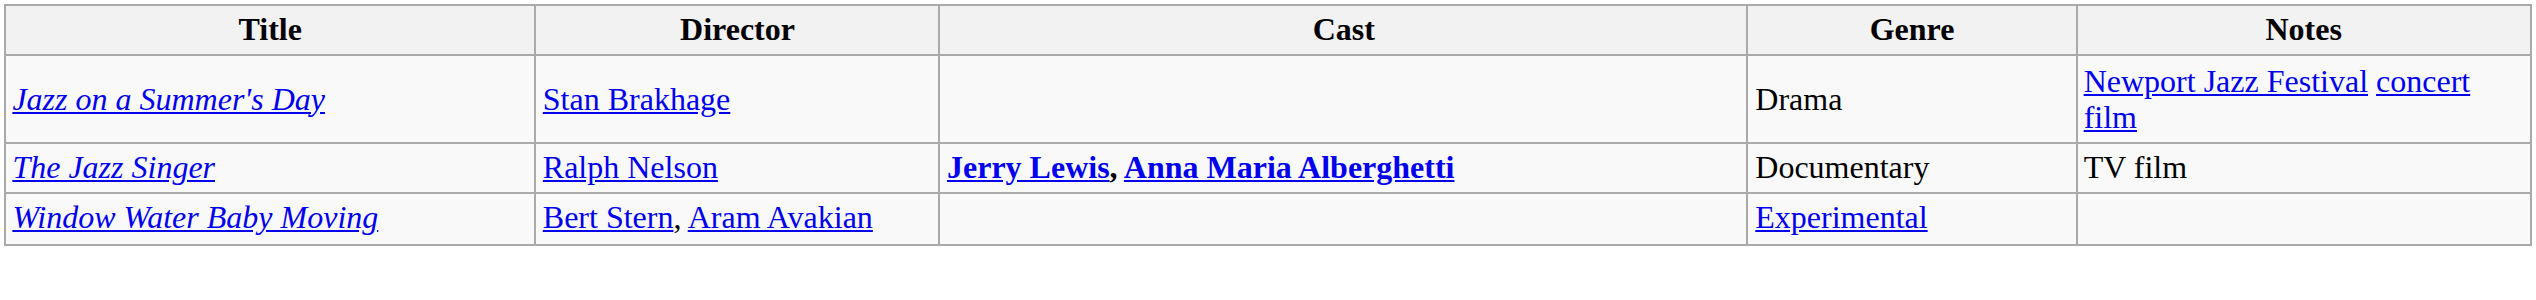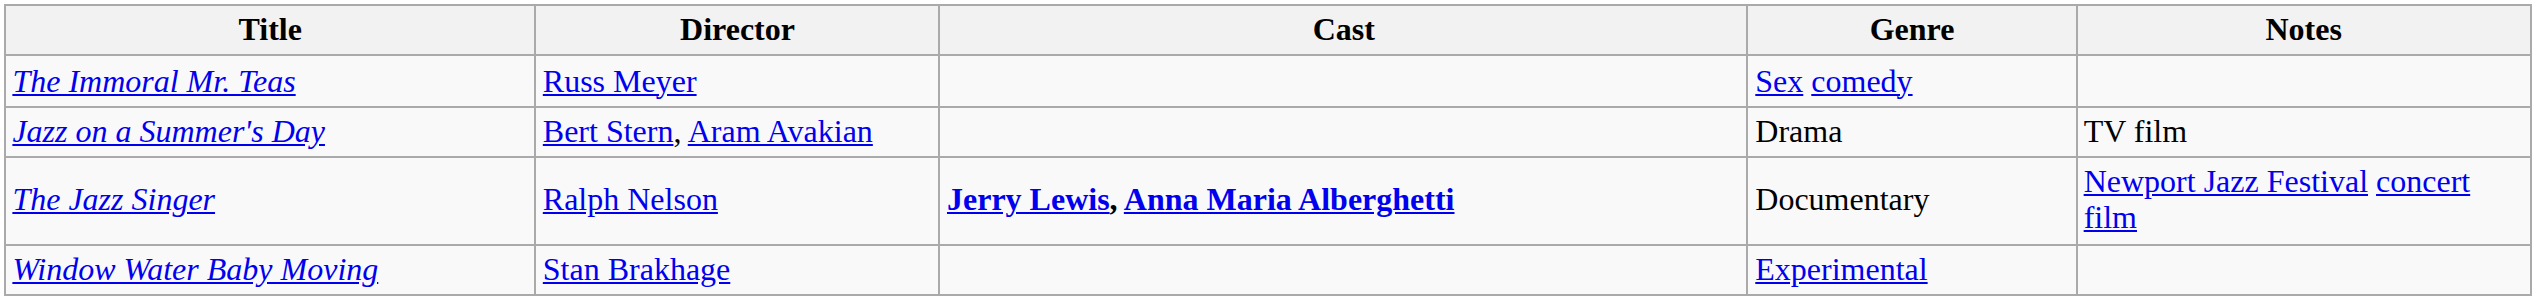+ row: (154, 80)
(637, 98) Stan Brakhage -> (708, 131) Bert Stern, Aram Avakian
(2277, 98) Newport Jazz Festival concert film -> (2135, 131) TV film
(2135, 167) TV film -> (2277, 200) Newport Jazz Festival concert film
(708, 218) Bert Stern, Aram Avakian -> (637, 268) Stan Brakhage
